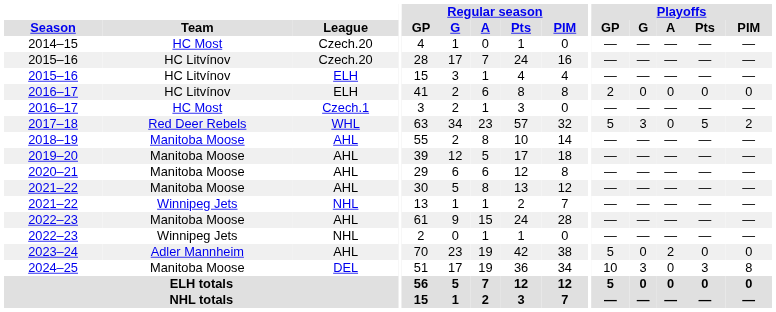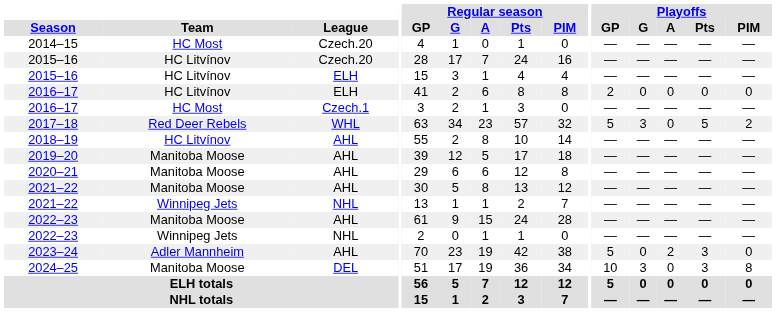(197, 140) Manitoba Moose -> (197, 140) HC Litvínov
(705, 252) 0 -> (705, 252) 3
